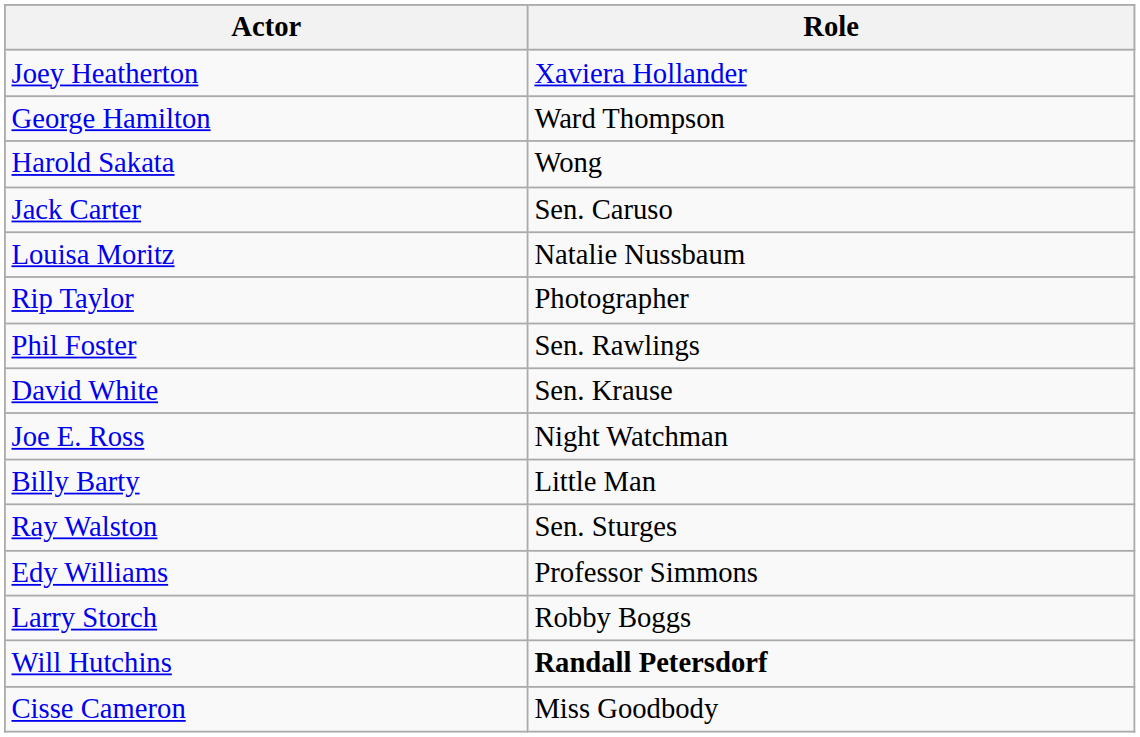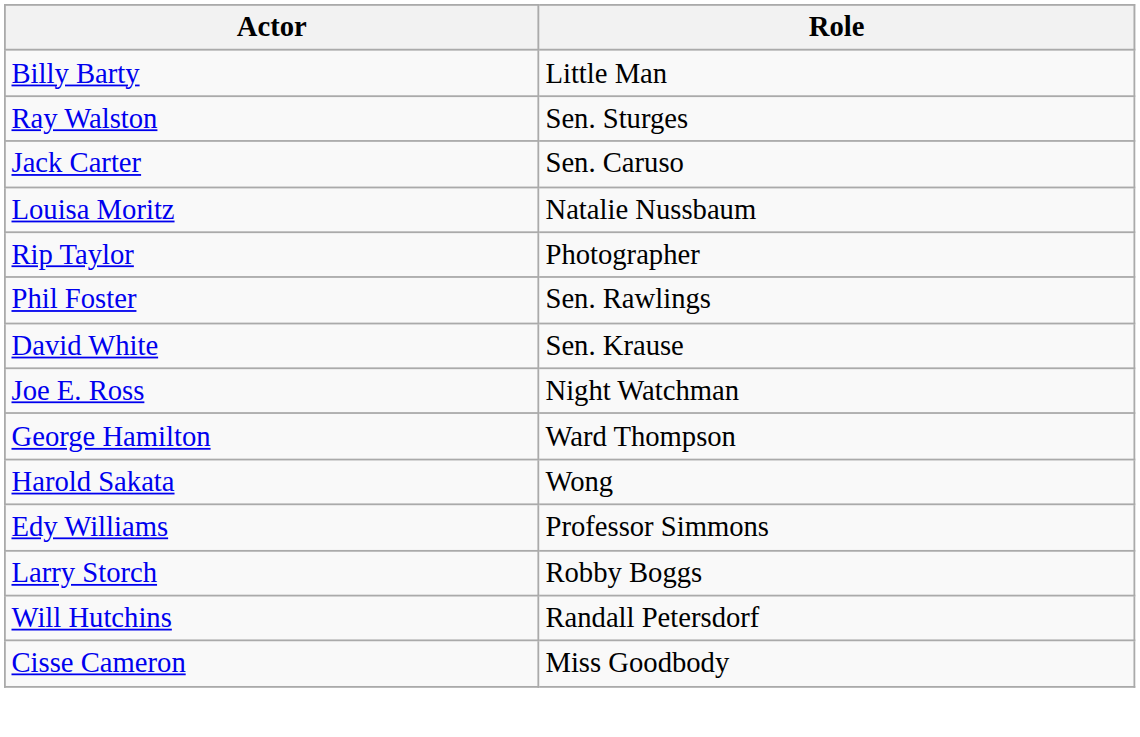- row: (105, 72)
rows swapped: (111, 118) <-> (76, 481)
rows swapped: (84, 526) <-> (93, 163)
(651, 663) bold -> (652, 617) normal
